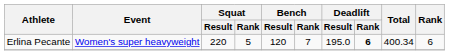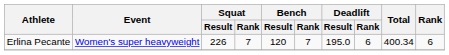(218, 43) 220 -> (218, 43) 226
(248, 43) 5 -> (248, 43) 7
(368, 43) bold -> (368, 43) normal
